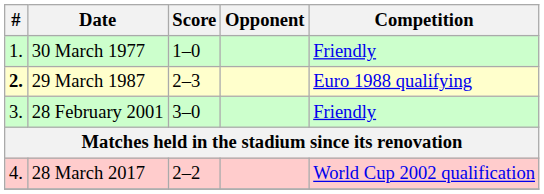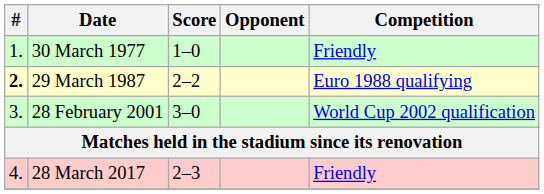(186, 81) 2–3 -> (186, 81) 2–2
(345, 112) Friendly -> (424, 112) World Cup 2002 qualification
(186, 173) 2–2 -> (186, 173) 2–3
(424, 173) World Cup 2002 qualification -> (345, 173) Friendly
